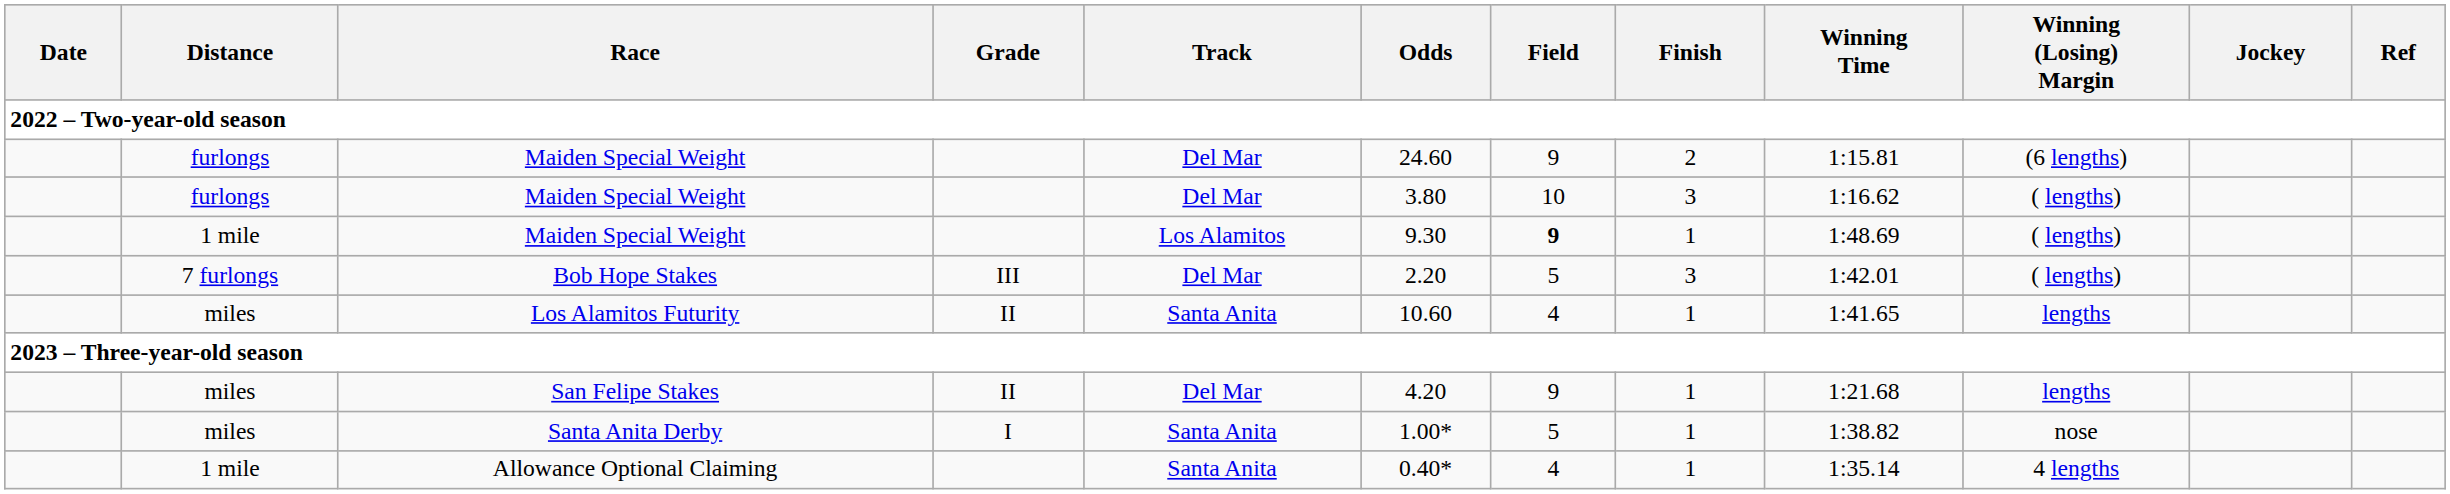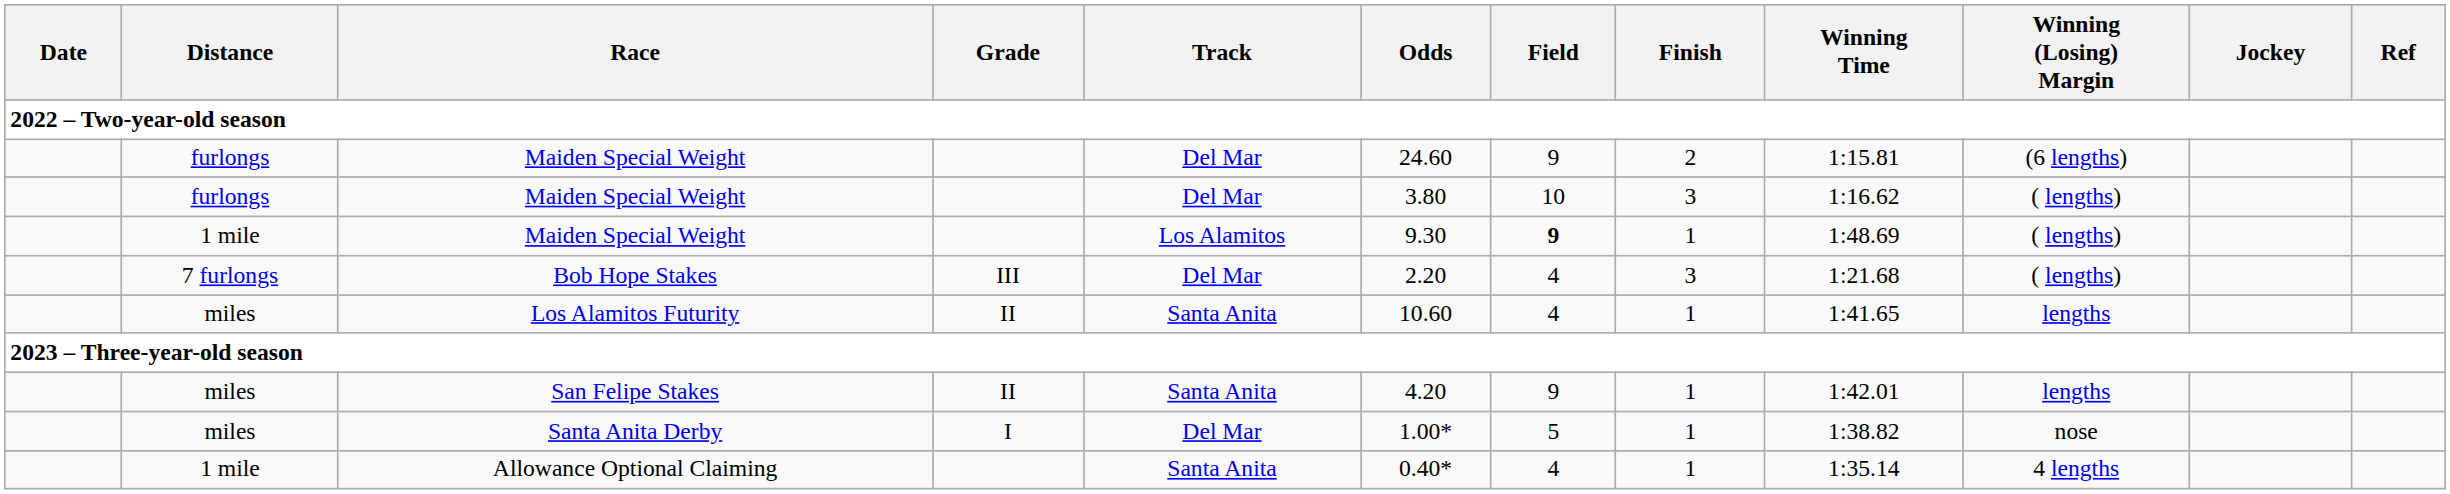(1553, 274) 5 -> (1553, 274) 4
(1864, 274) 1:42.01 -> (1864, 274) 1:21.68
(1222, 391) Del Mar -> (1222, 391) Santa Anita
(1864, 391) 1:21.68 -> (1864, 391) 1:42.01
(1222, 430) Santa Anita -> (1222, 430) Del Mar
